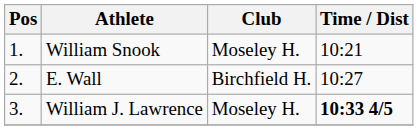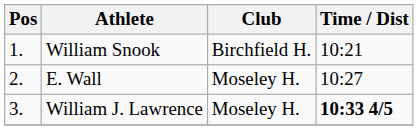(256, 49) Moseley H. -> (262, 49) Birchfield H.
(262, 79) Birchfield H. -> (256, 79) Moseley H.
